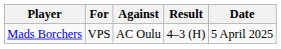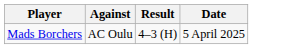- column: (99, 14)
